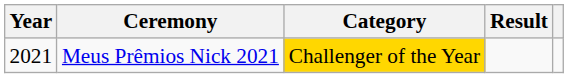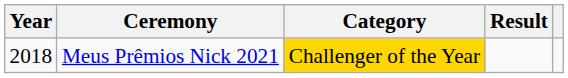(31, 55) 2021 -> (31, 55) 2018
